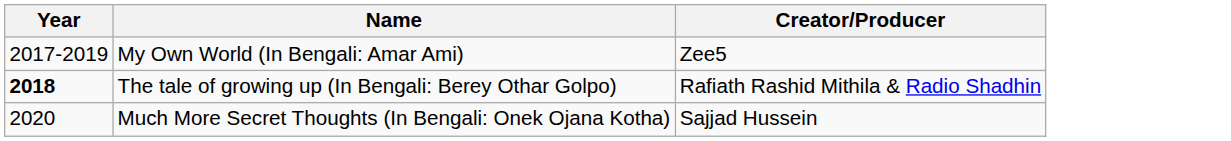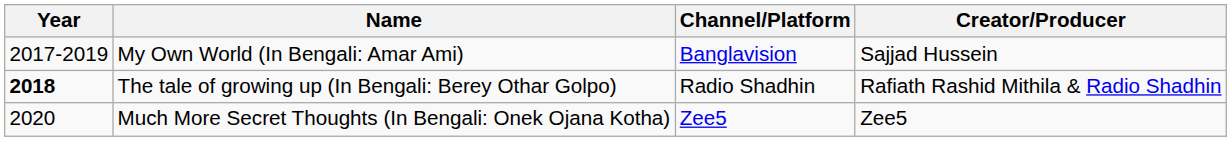+ column: (765, 20)
(703, 53) Zee5 -> (929, 53) Sajjad Hussein
(749, 119) Sajjad Hussein -> (884, 119) Zee5
